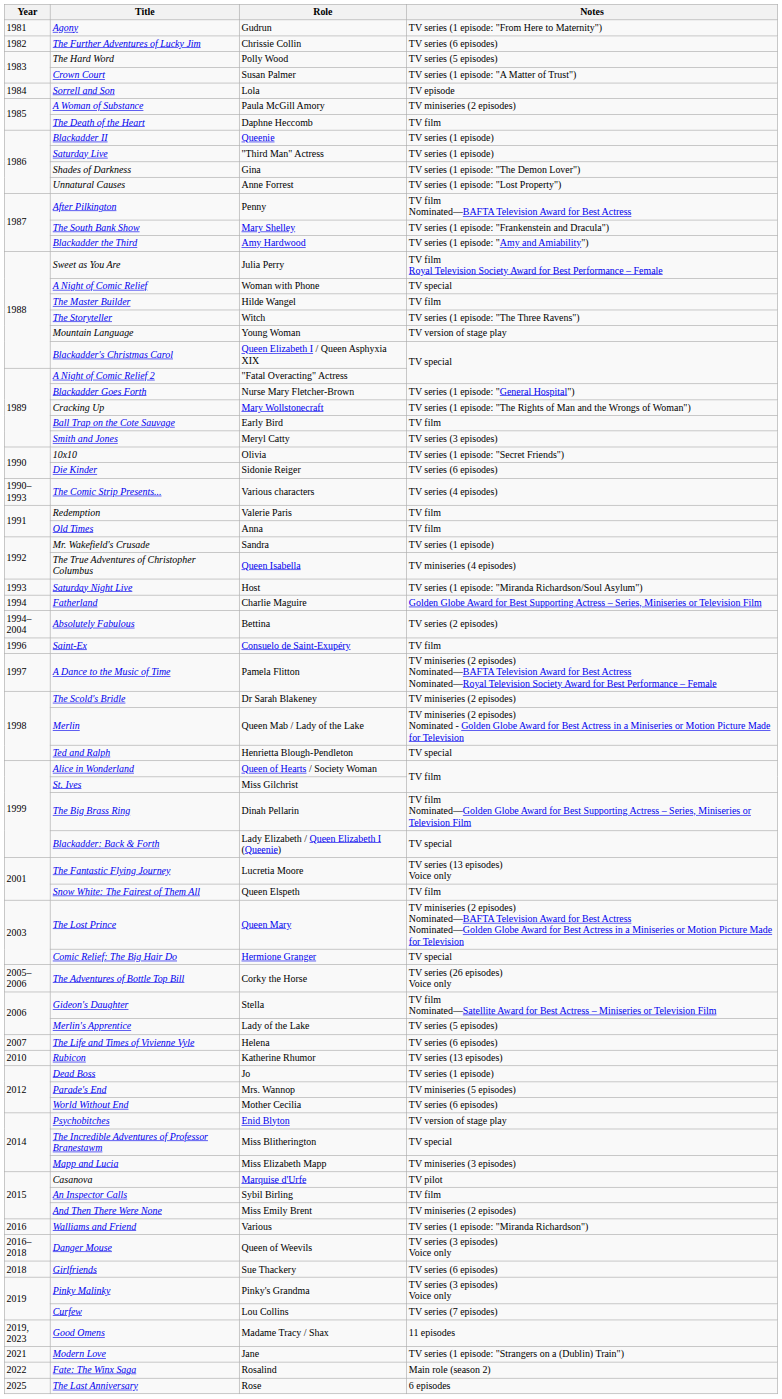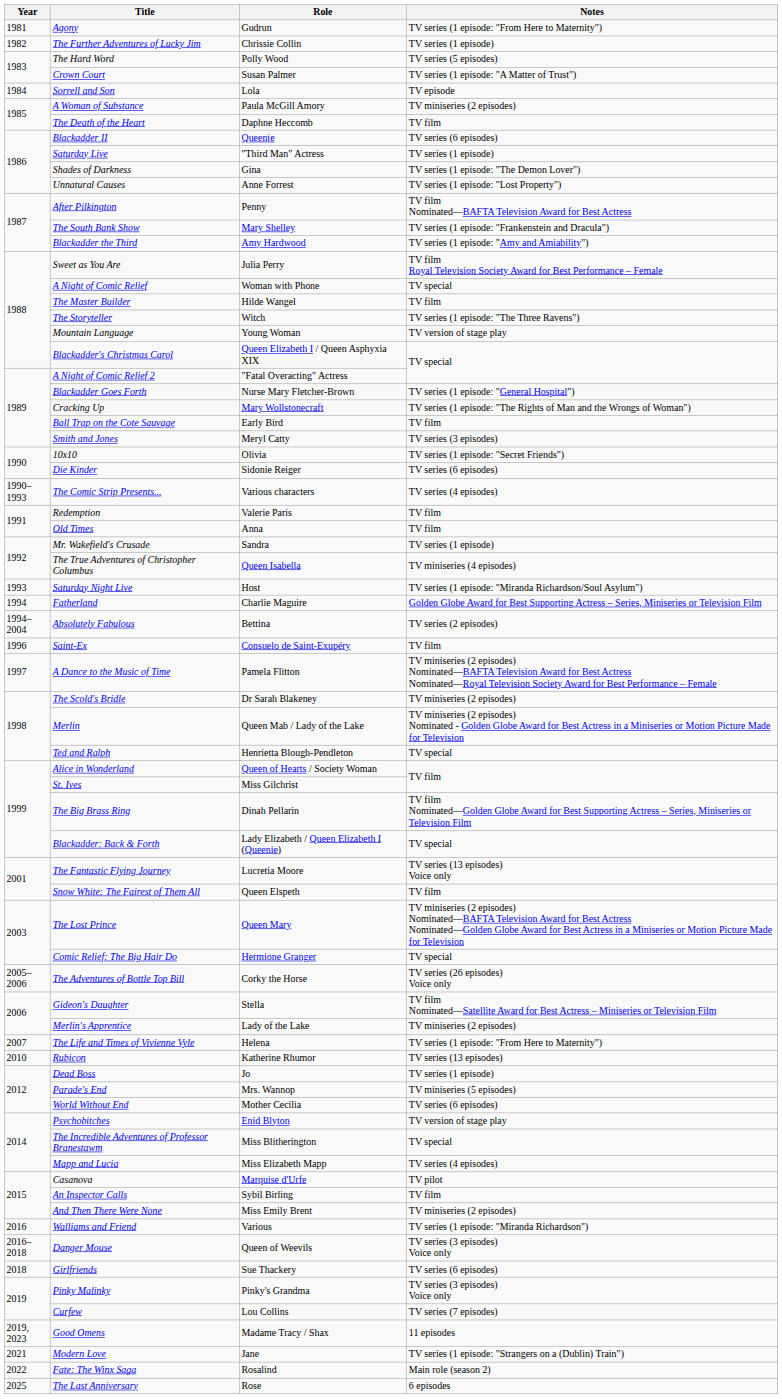(453, 43) TV series (6 episodes) -> (451, 43) TV series (1 episode)
(451, 138) TV series (1 episode) -> (453, 138) TV series (6 episodes)
(453, 1026) TV series (5 episodes) -> (462, 1026) TV miniseries (2 episodes)
(453, 1042) TV series (6 episodes) -> (505, 1042) TV series (1 episode: "From Here to Maternity")
(462, 1163) TV miniseries (3 episodes) -> (453, 1163) TV series (4 episodes)
